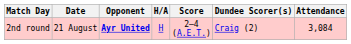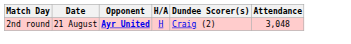- column: (191, 11)
(320, 29) 3,084 -> (278, 24) 3,048
